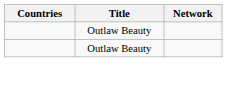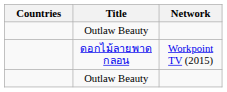+ row: (116, 54)
